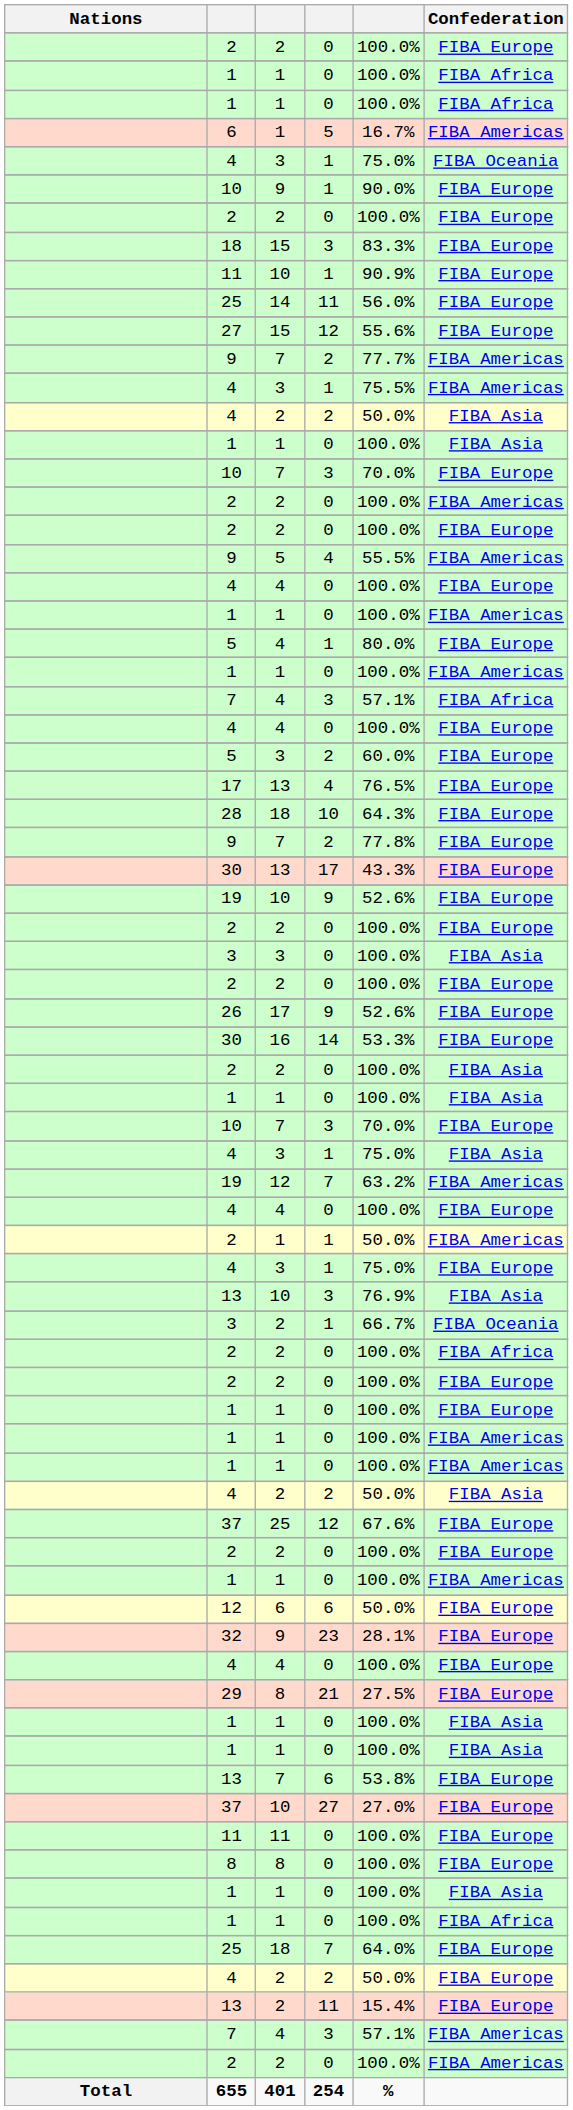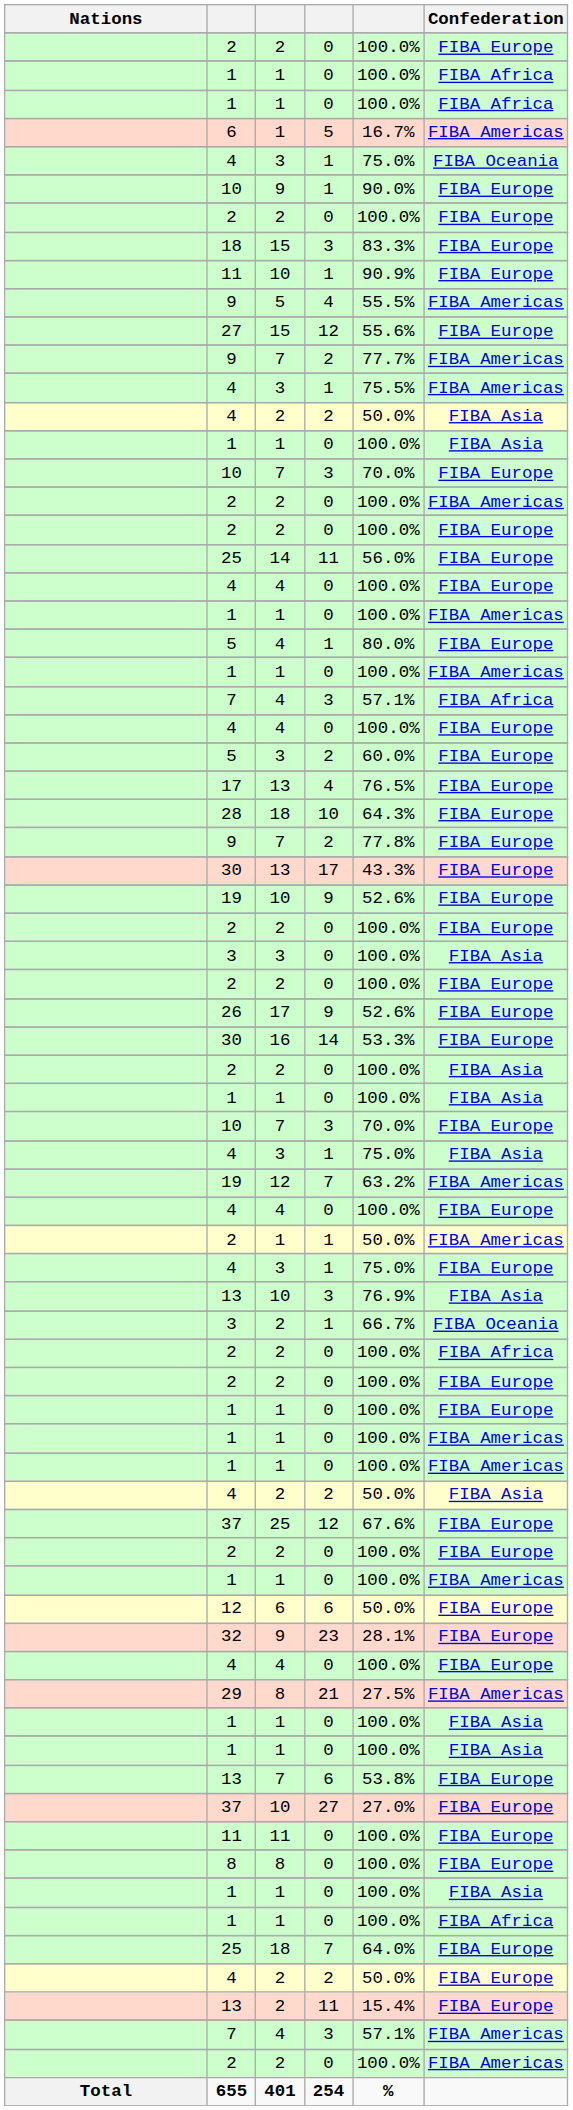rows swapped: (232, 558) <-> (231, 303)
(496, 1694) FIBA Europe -> (496, 1694) FIBA Americas
